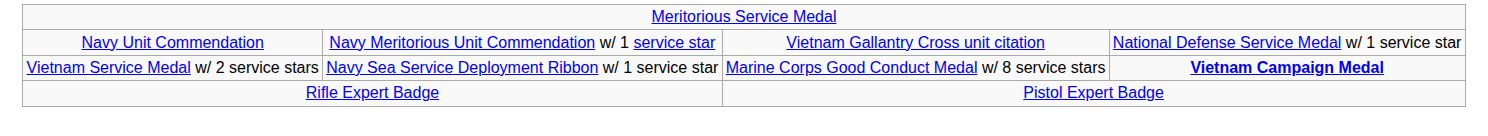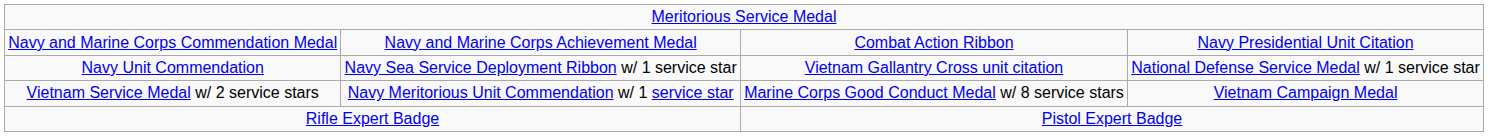+ row: (173, 42)
(522, 42) Navy Meritorious Unit Commendation w/ 1 service star -> (541, 67) Navy Sea Service Deployment Ribbon w/ 1 service star
(522, 67) Navy Sea Service Deployment Ribbon w/ 1 service star -> (541, 93) Navy Meritorious Unit Commendation w/ 1 service star
(1287, 67) bold -> (1306, 93) normal
